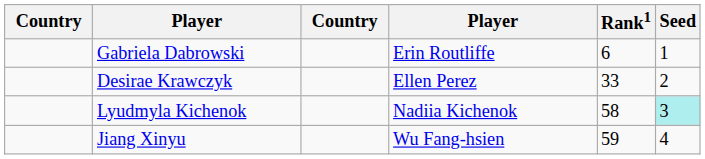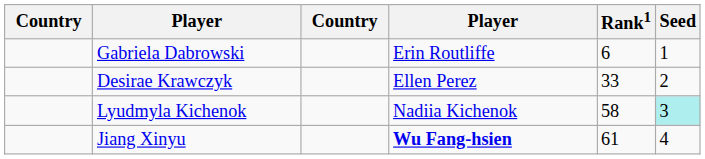(449, 139) normal -> (452, 139) bold
(610, 139) 59 -> (610, 139) 61
